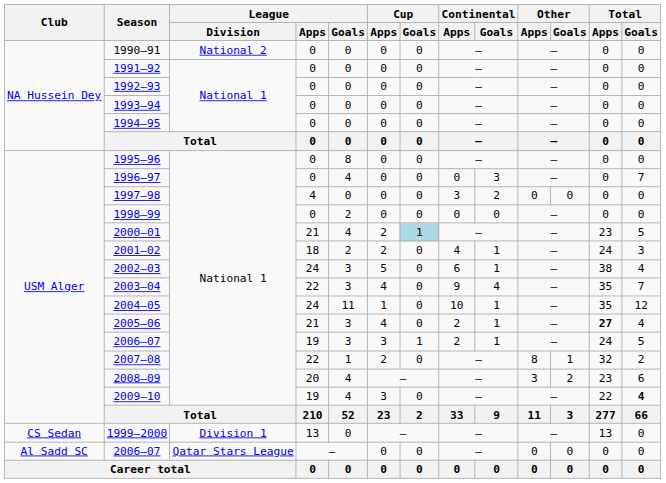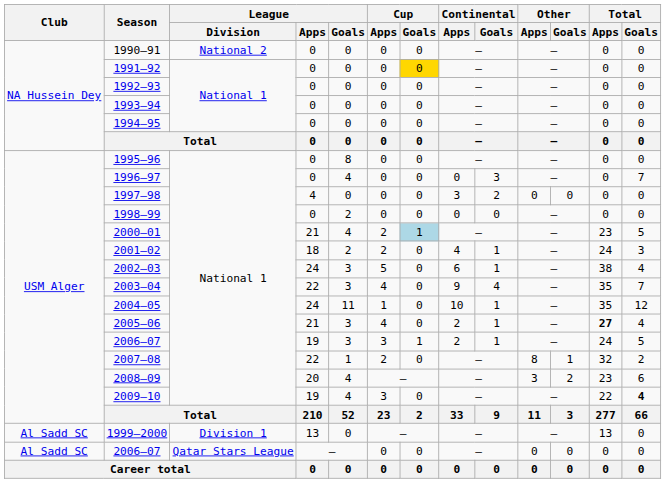(419, 68) no background -> (419, 68) gold background
(54, 433) CS Sedan -> (54, 433) Al Sadd SC
